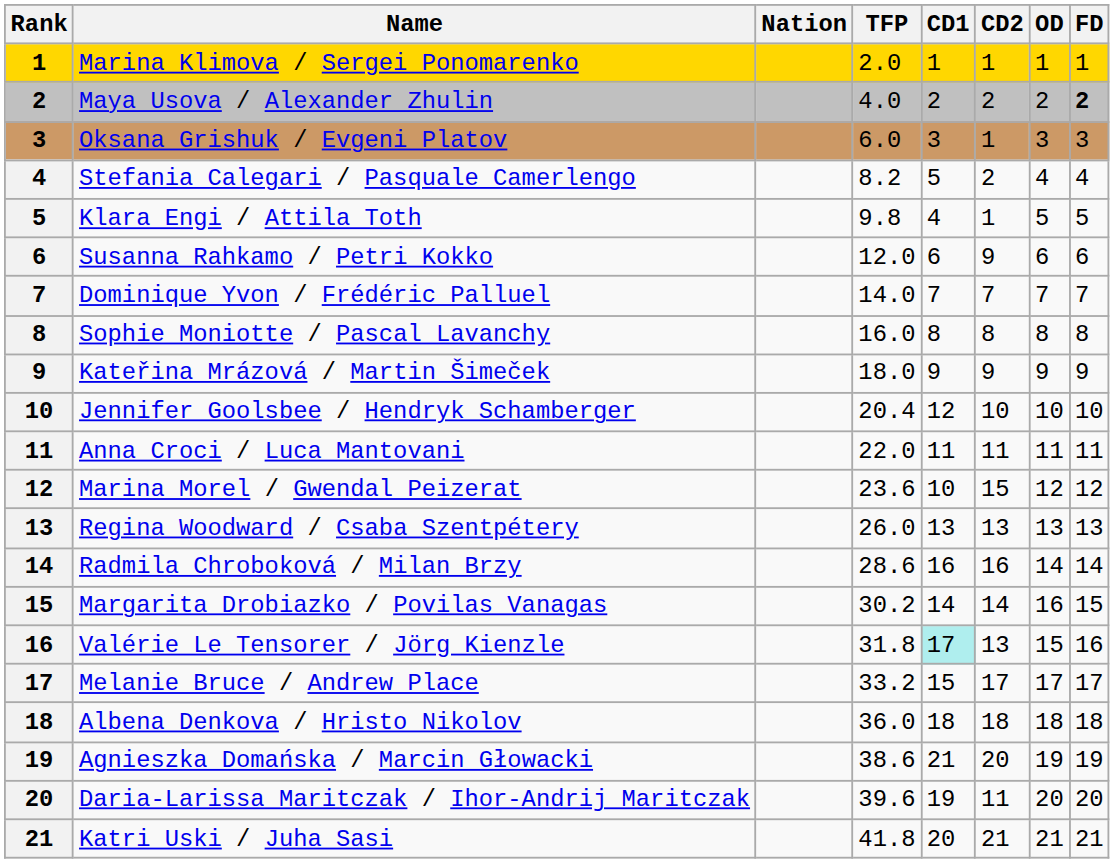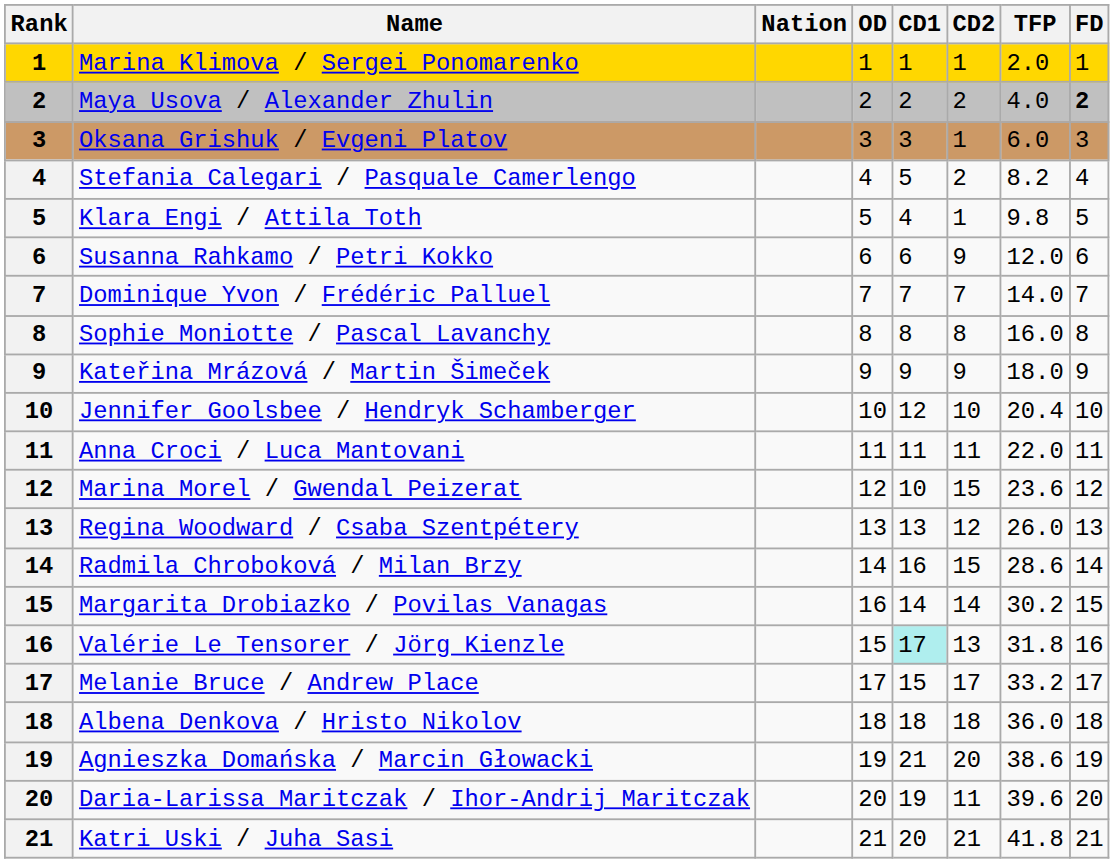columns swapped: (887, 24) <-> (1049, 24)
(995, 528) 13 -> (967, 528) 12
(995, 567) 16 -> (967, 567) 15
